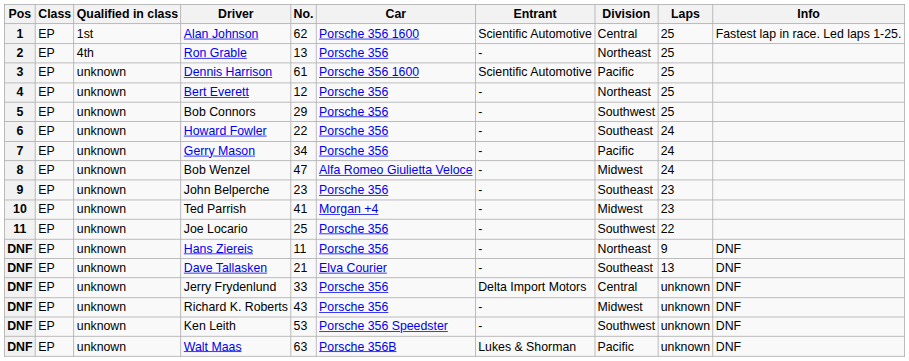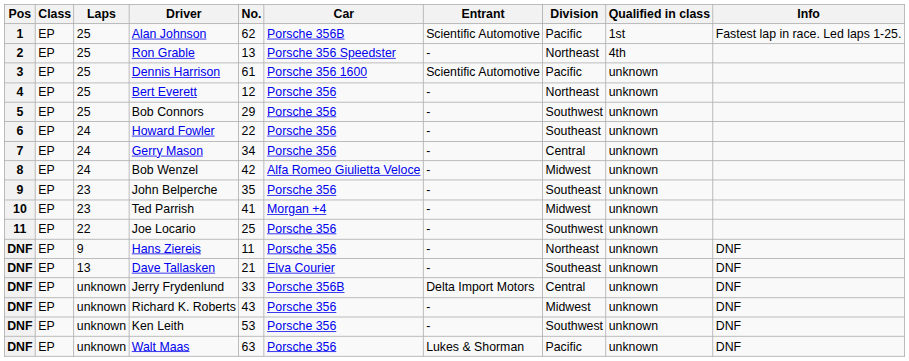columns swapped: (127, 14) <-> (685, 14)
(369, 33) Porsche 356 1600 -> (306, 33) Porsche 356B
(617, 33) Central -> (564, 33) Pacific
(354, 53) Porsche 356 -> (331, 53) Porsche 356 Speedster
(616, 151) Pacific -> (565, 151) Central
(300, 170) 47 -> (248, 170) 42
(300, 190) 23 -> (248, 190) 35
(354, 287) Porsche 356 -> (306, 287) Porsche 356B
(383, 326) Porsche 356 Speedster -> (302, 326) Porsche 356
(358, 346) Porsche 356B -> (302, 346) Porsche 356
